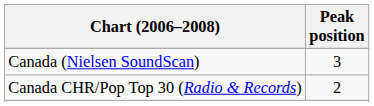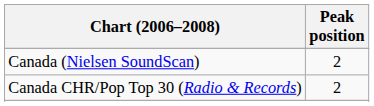(337, 61) 3 -> (337, 61) 2
